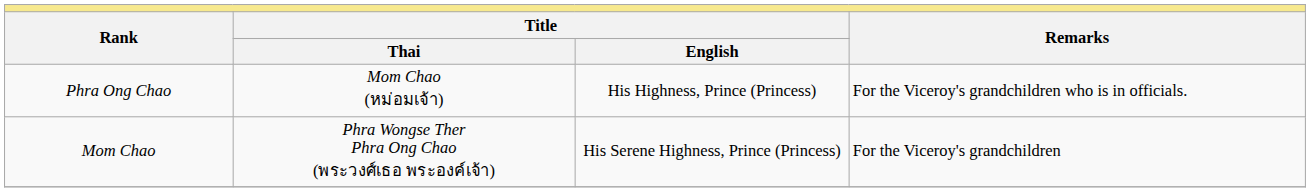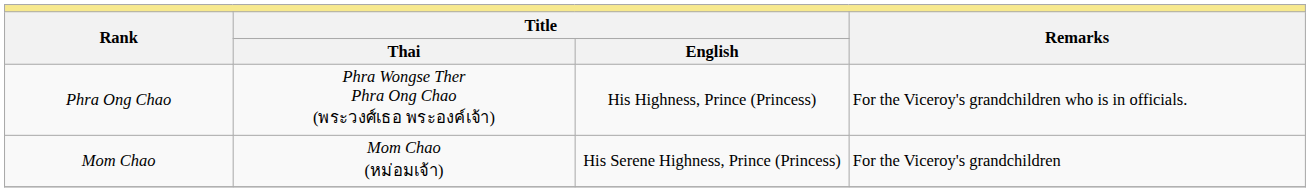(404, 88) Mom Chao (หม่อมเจ้า) -> (404, 98) Phra Wongse Ther Phra Ong Chao (พระวงศ์เธอ พระองค์เจ้า)
(404, 149) Phra Wongse Ther Phra Ong Chao (พระวงศ์เธอ พระองค์เจ้า) -> (404, 159) Mom Chao (หม่อมเจ้า)
